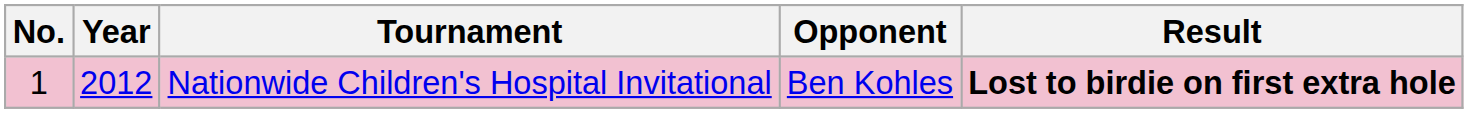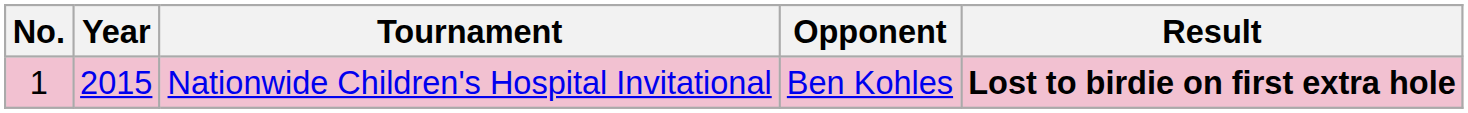(116, 82) 2012 -> (116, 82) 2015
